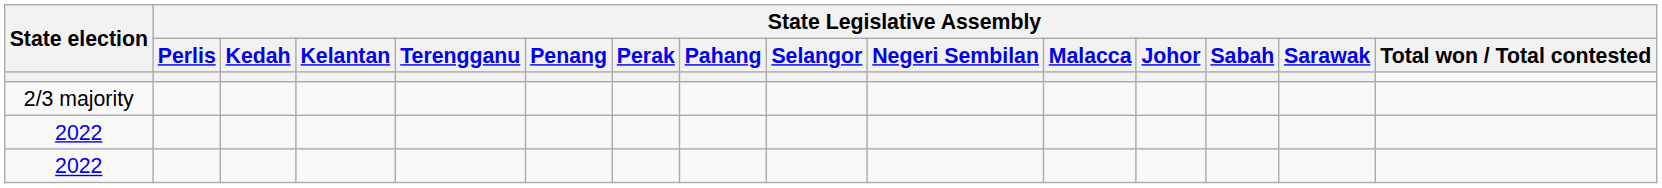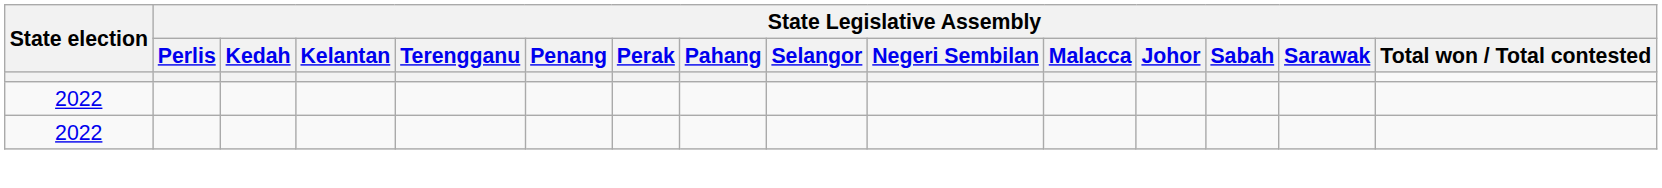- row: (79, 99)
